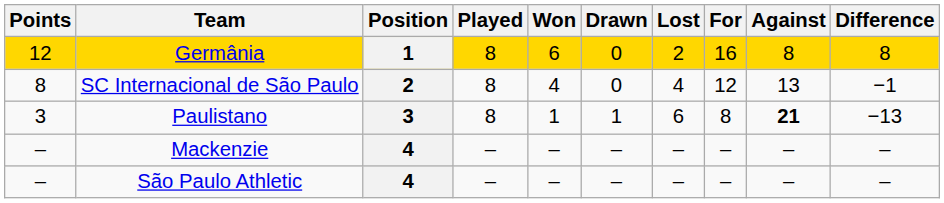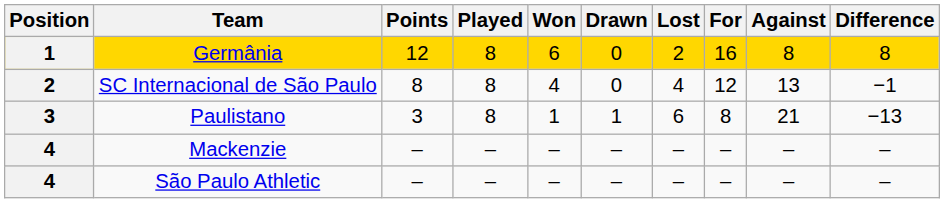columns swapped: (408, 20) <-> (40, 20)
(789, 117) bold -> (789, 117) normal
